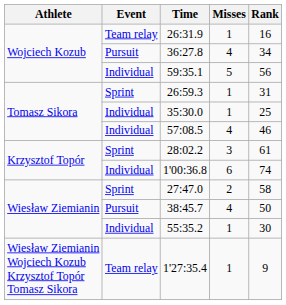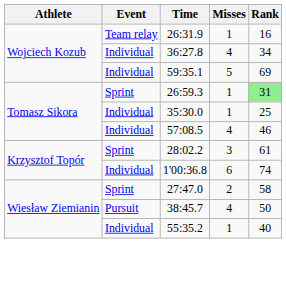(122, 53) Pursuit -> (129, 53) Individual
(265, 73) 56 -> (265, 73) 69
(265, 92) no background -> (265, 92) lightgreen background
(265, 228) 30 -> (265, 228) 40
- row: (185, 269)
